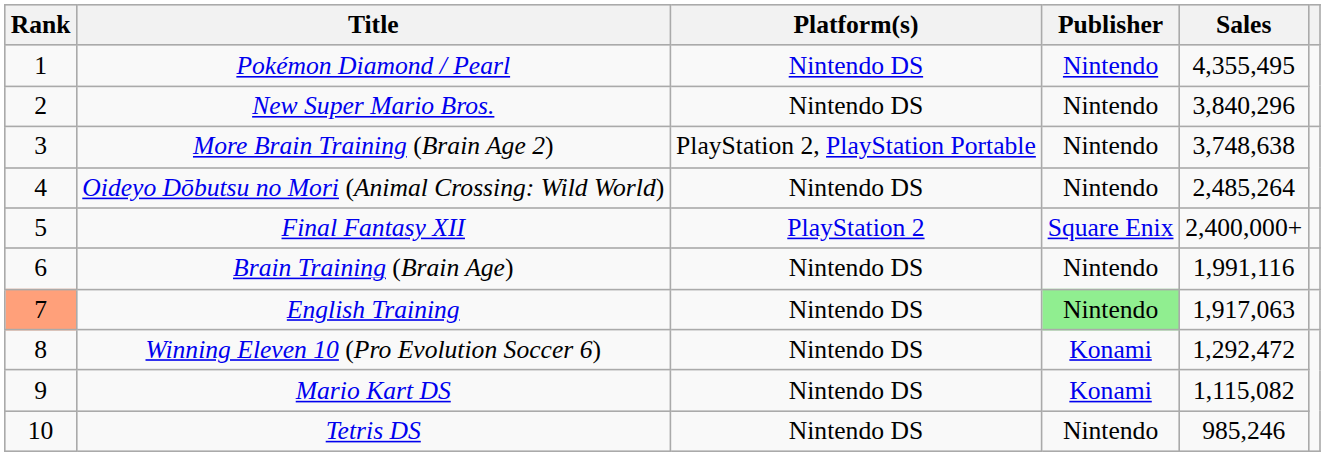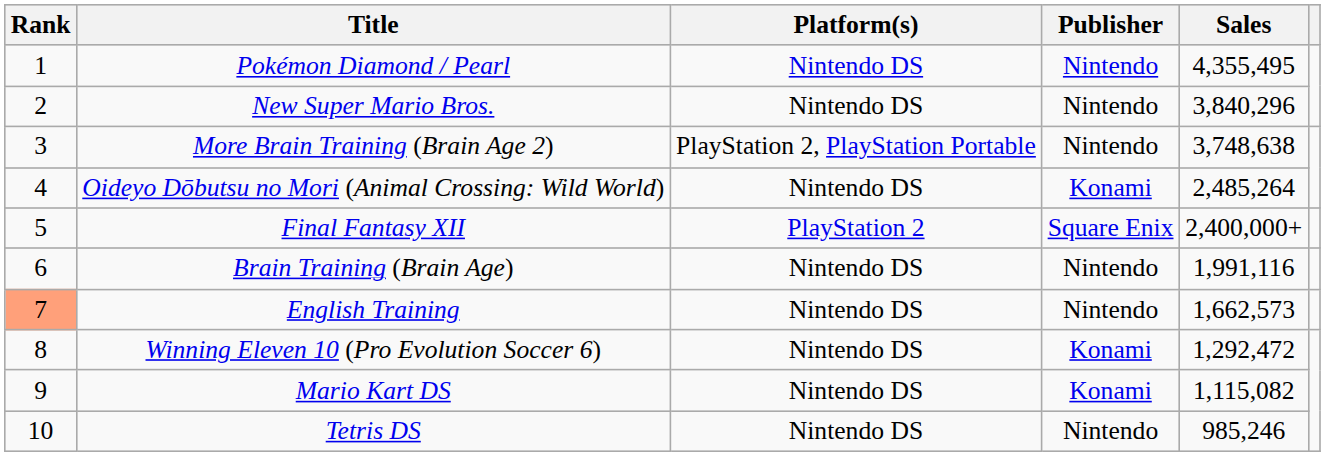(1111, 187) Nintendo -> (1111, 187) Konami
(1111, 308) lightgreen background -> (1111, 308) no background
(1244, 308) 1,917,063 -> (1244, 308) 1,662,573
